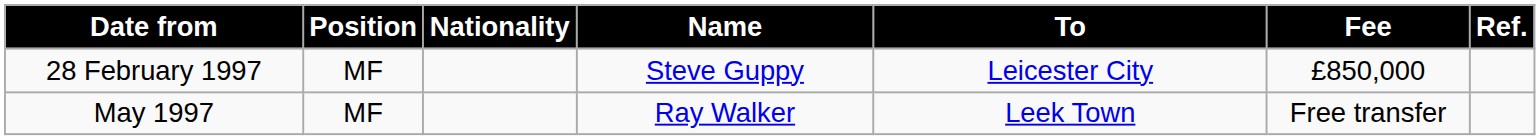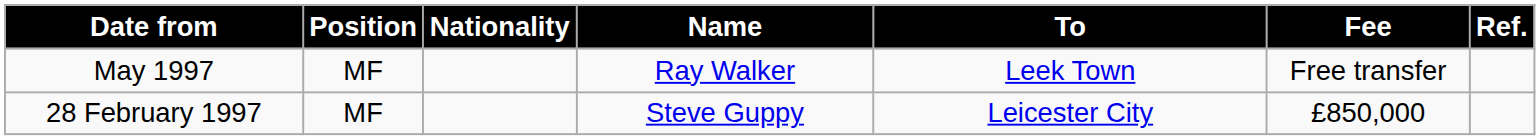rows swapped: (154, 70) <-> (154, 113)
